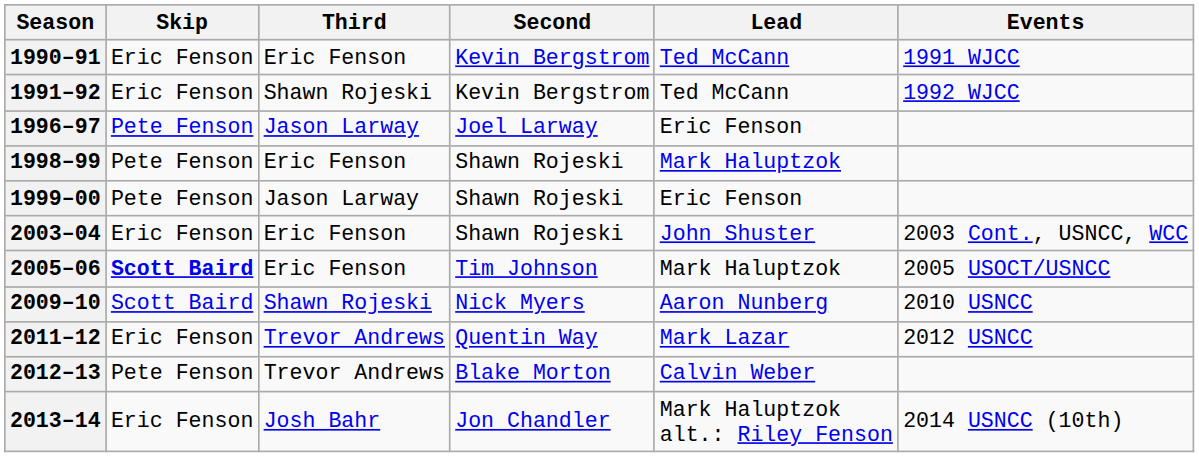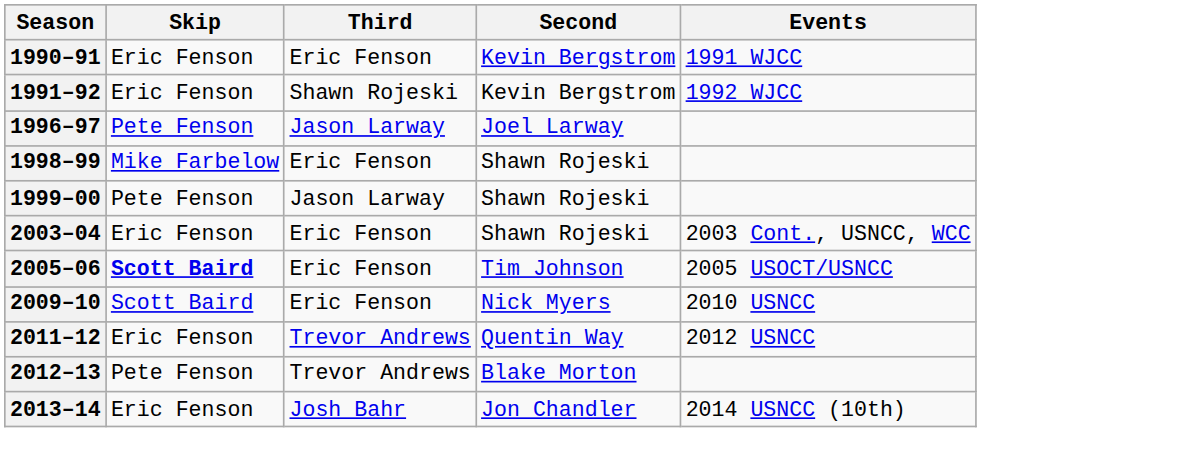- column: (776, 22)
(182, 163) Pete Fenson -> (195, 163) Mike Farbelow
(348, 304) Shawn Rojeski -> (361, 304) Eric Fenson
